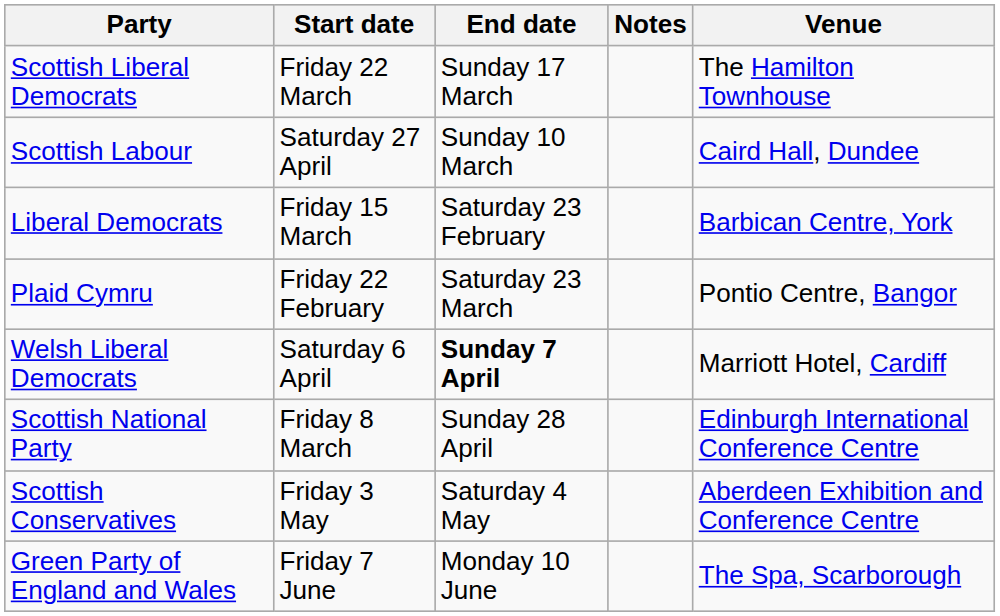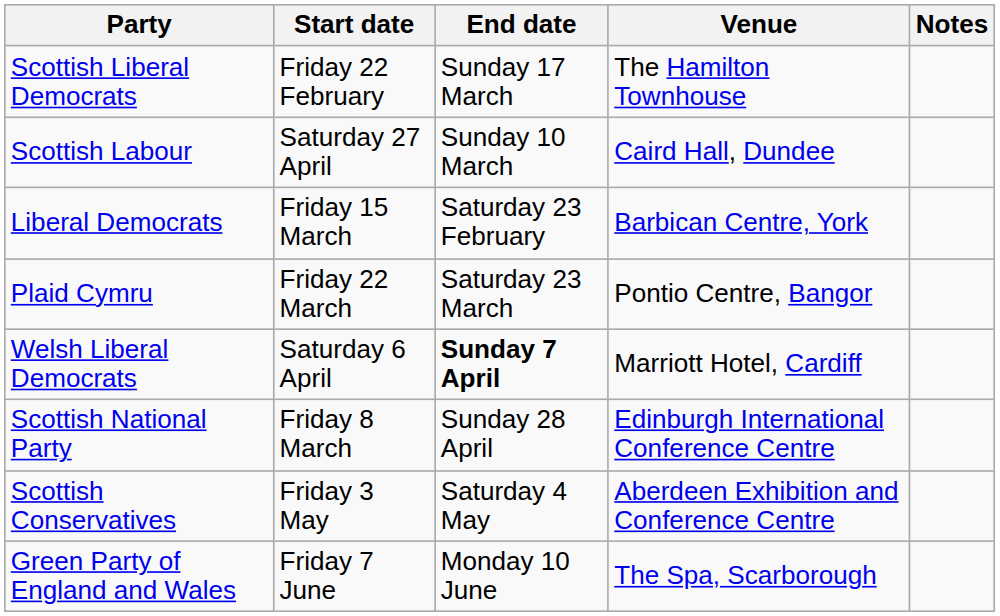columns swapped: (843, 25) <-> (651, 25)
(334, 81) Friday 22 March -> (334, 81) Friday 22 February
(334, 293) Friday 22 February -> (334, 293) Friday 22 March
